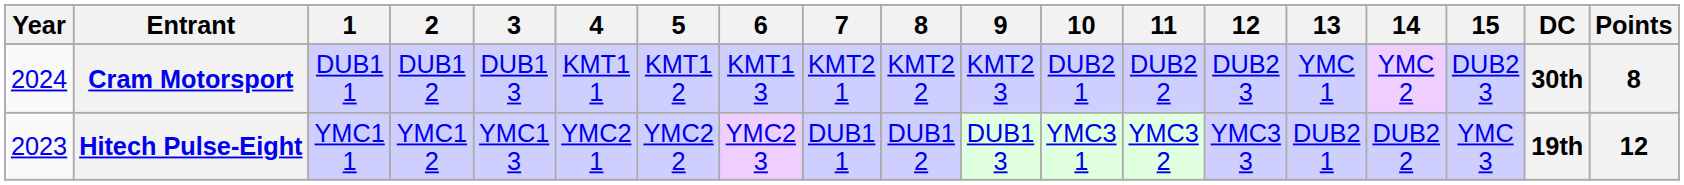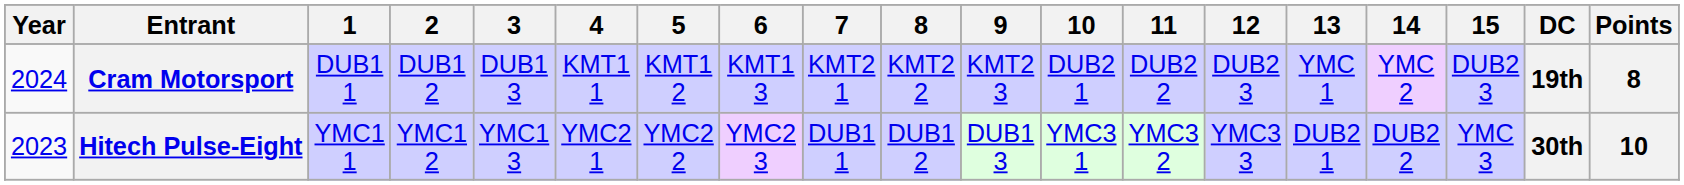(1557, 78) 30th -> (1557, 78) 19th
(1557, 146) 19th -> (1557, 146) 30th
(1634, 146) 12 -> (1634, 146) 10
